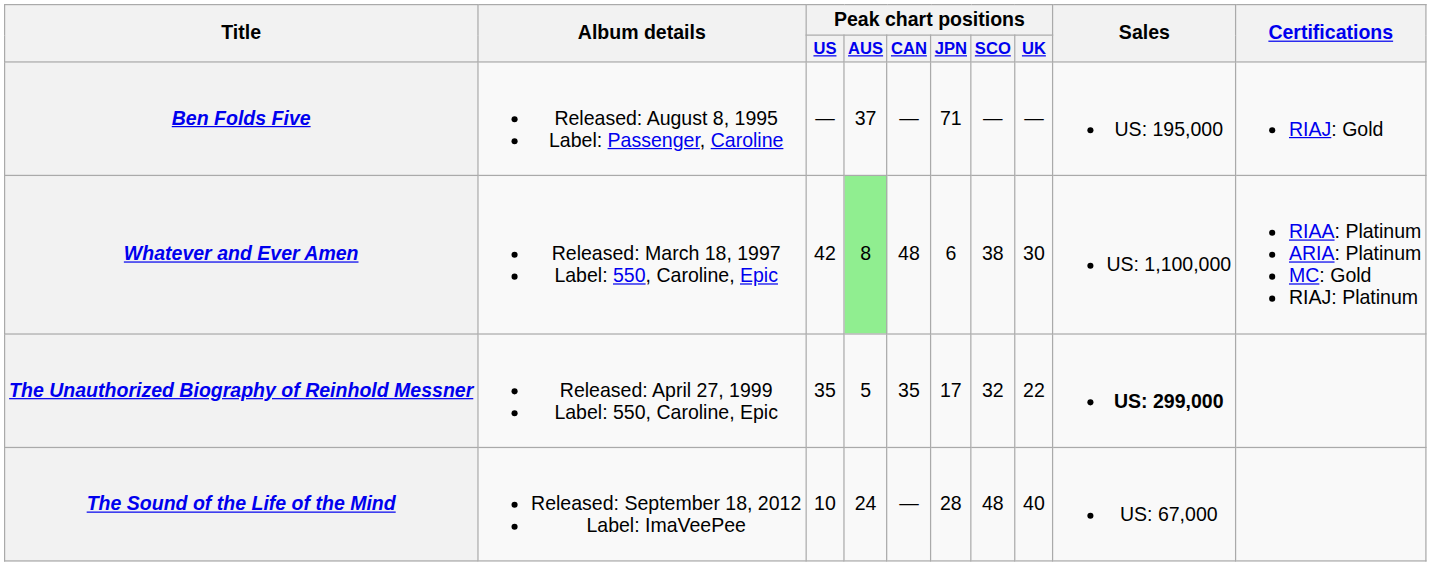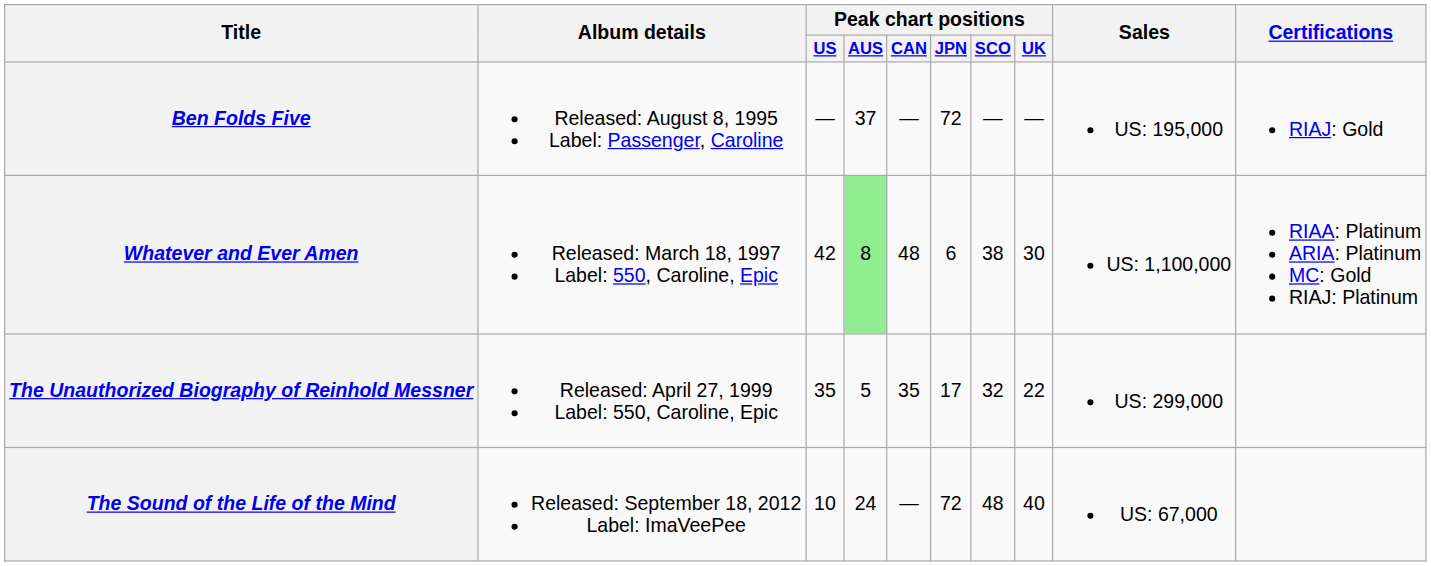(951, 118) 71 -> (951, 118) 72
(1144, 401) bold -> (1144, 401) normal
(951, 504) 28 -> (951, 504) 72
